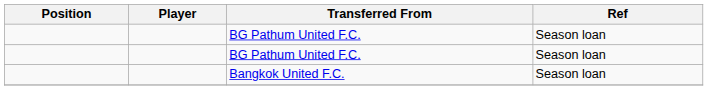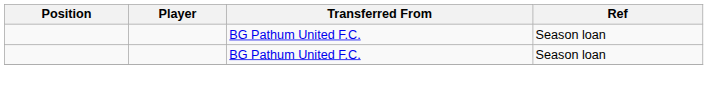- row: (67, 75)
